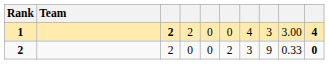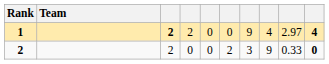(249, 31) 4 -> (249, 31) 9
(269, 31) 3 -> (269, 31) 4
(292, 31) 3.00 -> (292, 31) 2.97
